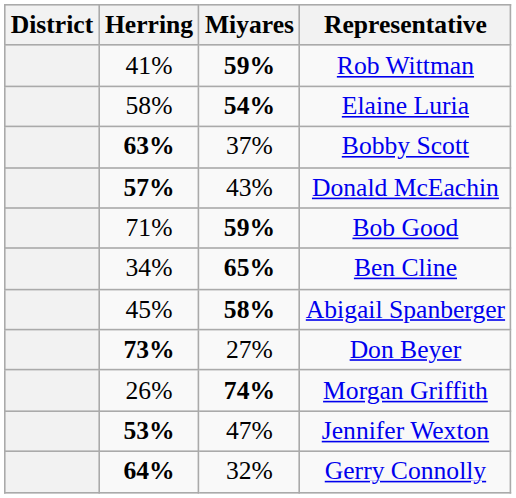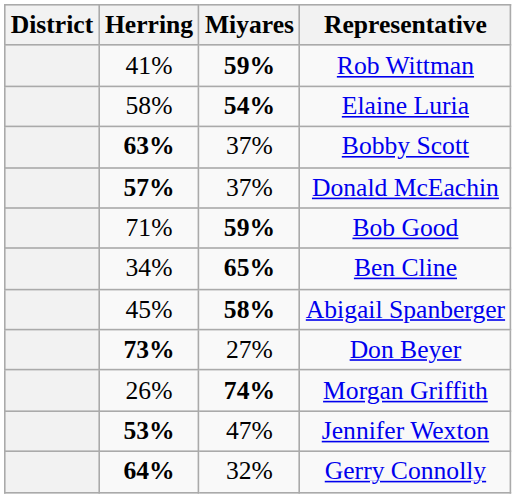(249, 187) 43% -> (249, 187) 37%
